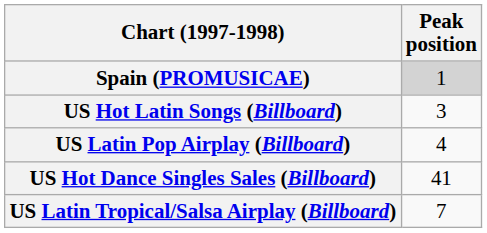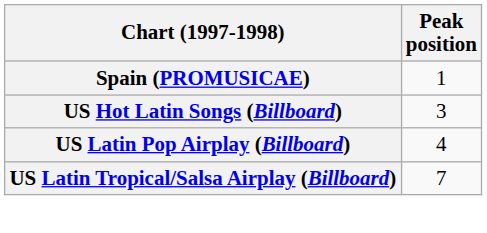(441, 77) lightgrey background -> (441, 77) no background
- row: (203, 177)
